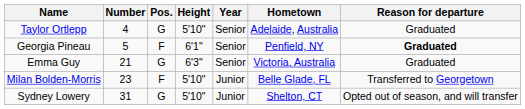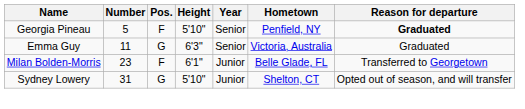- row: (54, 29)
(194, 46) 6'1" -> (194, 29) 5'10"
(125, 63) 21 -> (125, 46) 11
(194, 79) 5'10" -> (194, 63) 6'1"
